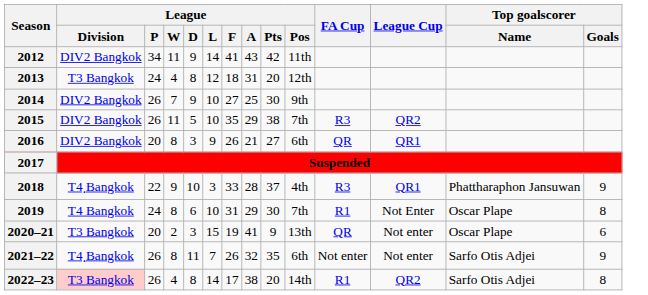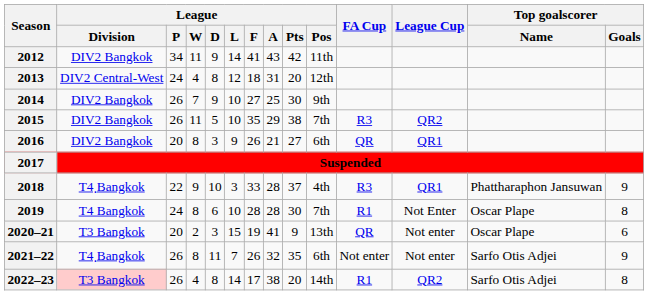(101, 78) T3 Bangkok -> (112, 78) DIV2 Central-West
(232, 210) 31 -> (254, 210) 28
(251, 210) 29 -> (273, 210) 28
